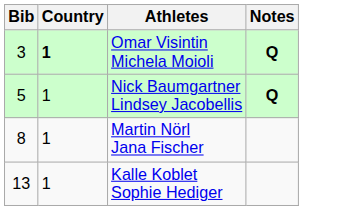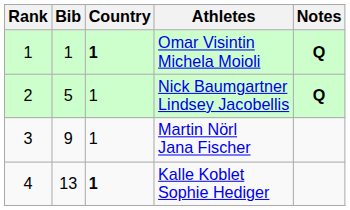+ column: (28, 17)
(21, 52) 3 -> (68, 52) 1
(21, 139) 8 -> (68, 139) 9
(46, 183) normal -> (93, 183) bold
